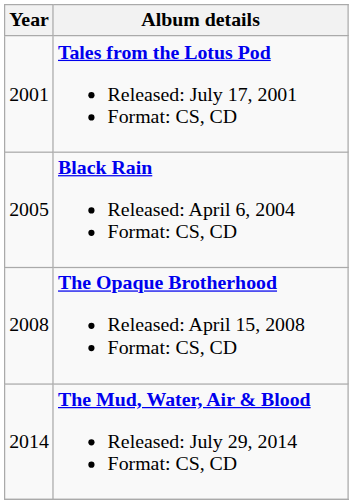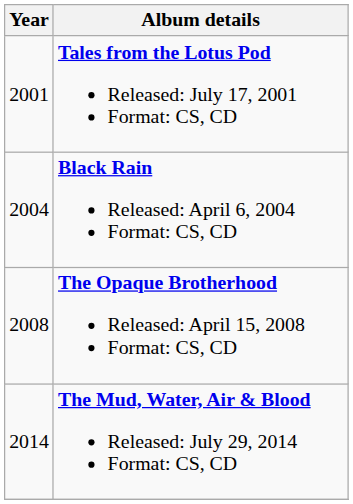(29, 209) 2005 -> (29, 209) 2004
